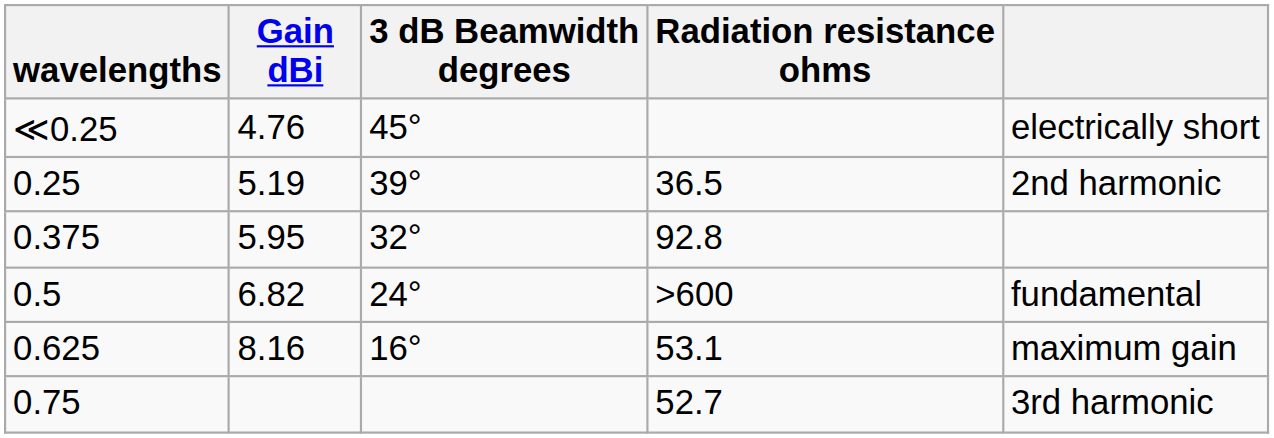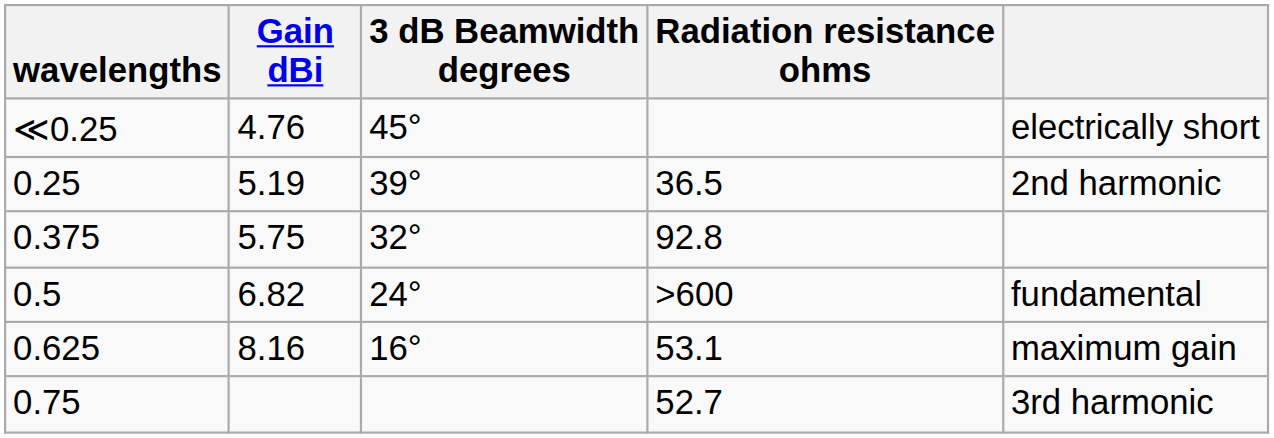(271, 238) 5.95 -> (271, 238) 5.75
